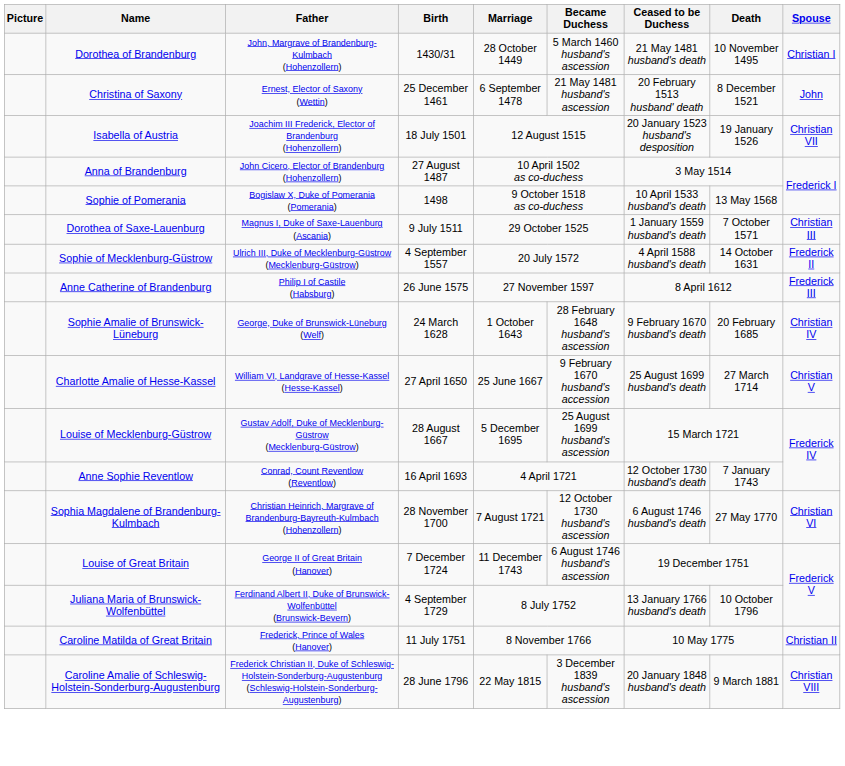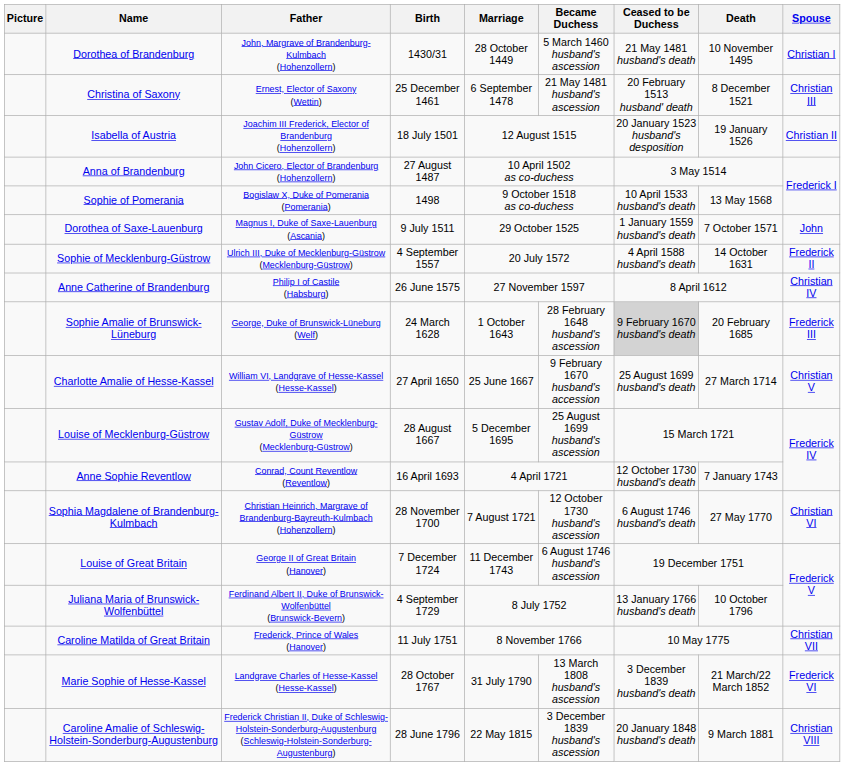(811, 95) John -> (811, 95) Christian III
(811, 136) Christian VII -> (811, 136) Christian II
(811, 229) Christian III -> (811, 229) John
(811, 287) Frederick III -> (811, 287) Christian IV
(667, 328) no background -> (656, 328) lightgrey background
(811, 328) Christian IV -> (811, 328) Frederick III
(811, 640) Christian II -> (811, 640) Christian VII
+ row: (134, 681)
